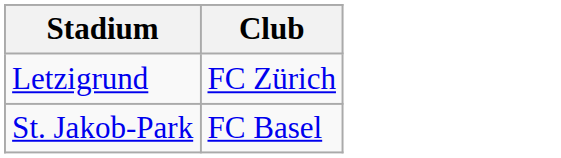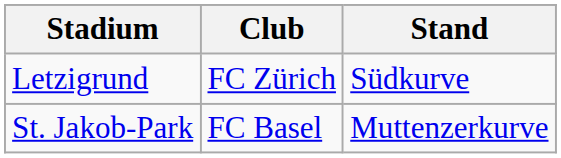+ column: (449, 29)
